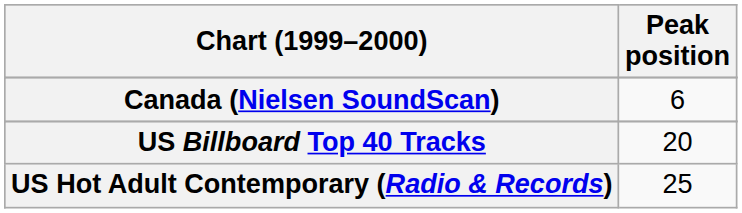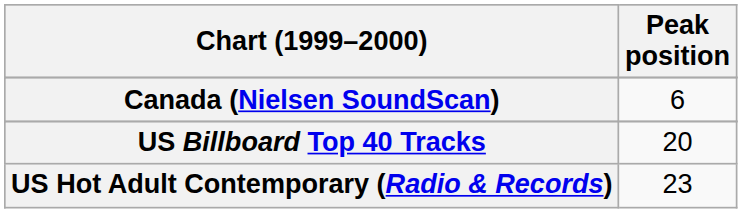(678, 185) 25 -> (678, 185) 23
